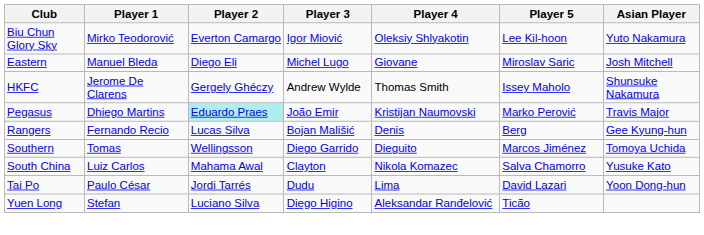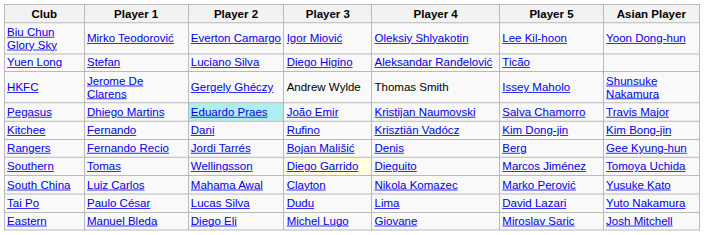(646, 38) Yuto Nakamura -> (646, 38) Yoon Dong-hun
rows swapped: (27, 63) <-> (35, 203)
(539, 112) Marko Perović -> (544, 112) Salva Chamorro
+ row: (26, 130)
(220, 130) Lucas Silva -> (221, 149) Jordi Tarrés
(322, 149) no background -> (322, 167) lightyellow background
(544, 167) Salva Chamorro -> (539, 185) Marko Perović
(221, 185) Jordi Tarrés -> (220, 203) Lucas Silva
(646, 185) Yoon Dong-hun -> (646, 203) Yuto Nakamura
